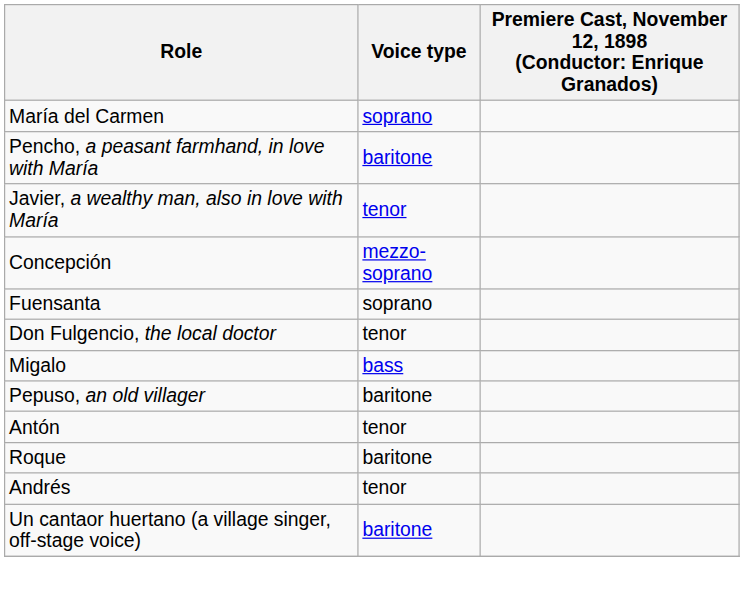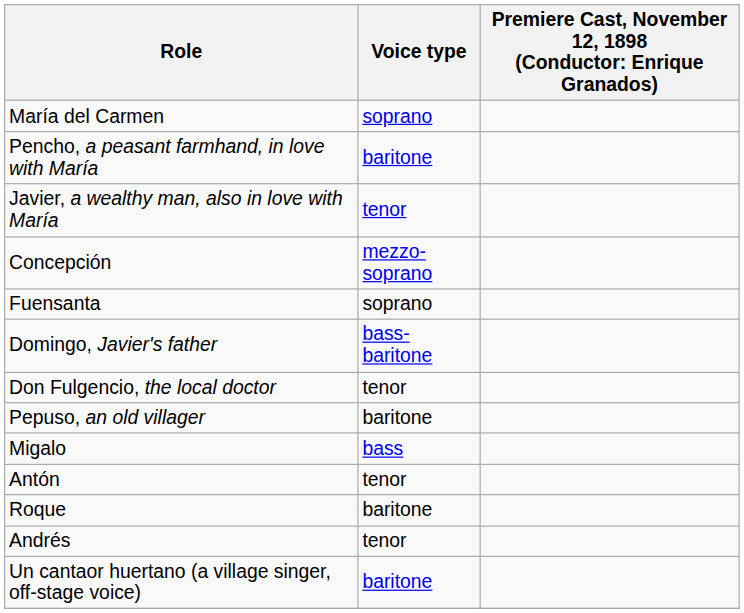+ row: (113, 345)
rows swapped: (107, 396) <-> (38, 365)
